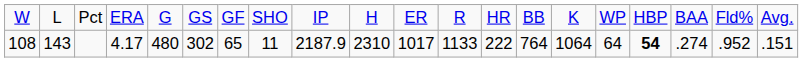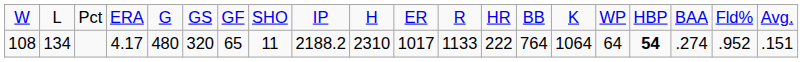(57, 43) 143 -> (57, 43) 134
(200, 43) 302 -> (200, 43) 320
(321, 43) 2187.9 -> (321, 43) 2188.2
